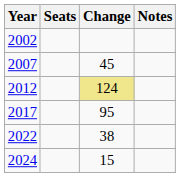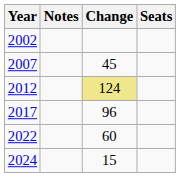columns swapped: (60, 16) <-> (155, 16)
(107, 112) 95 -> (109, 112) 96
(107, 137) 38 -> (109, 137) 60
